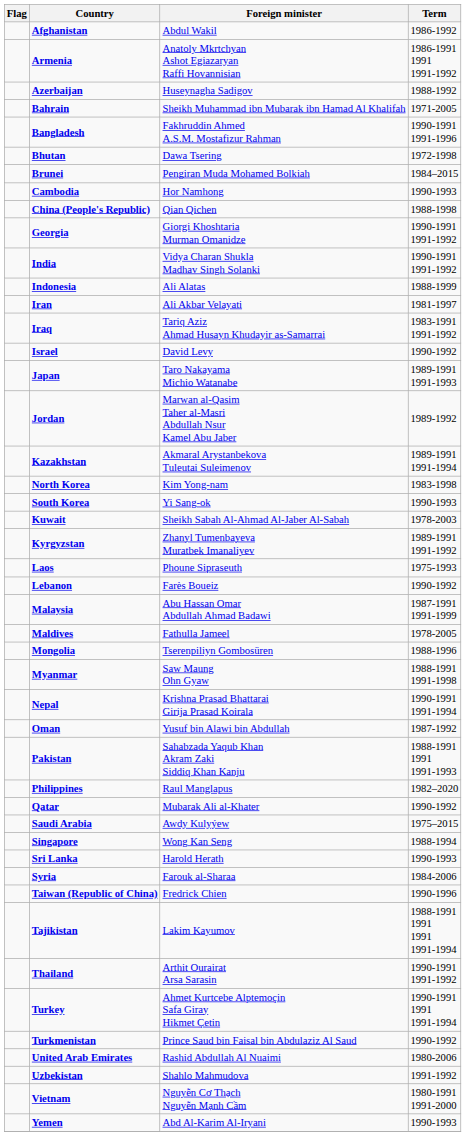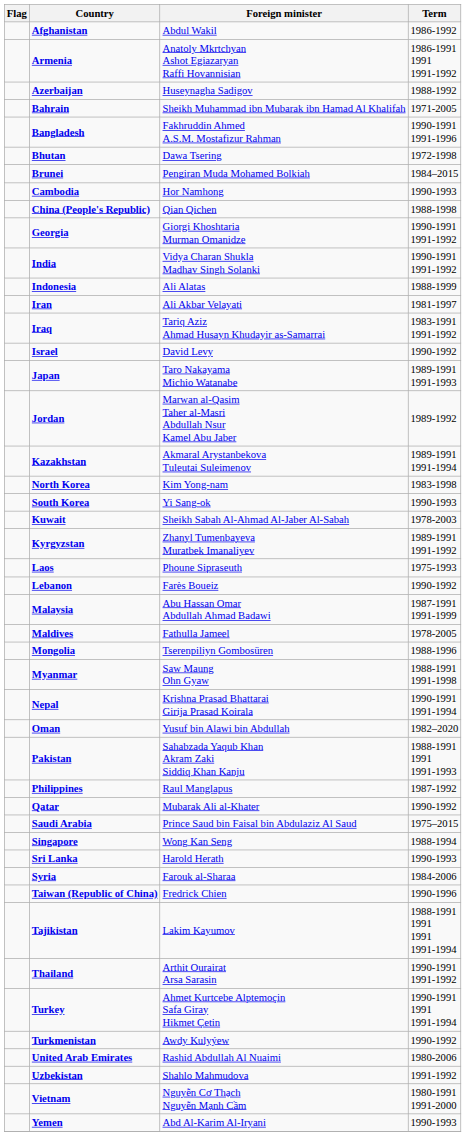(434, 728) 1987-1992 -> (434, 728) 1982–2020
(434, 789) 1982–2020 -> (434, 789) 1987-1992
(196, 824) Awdy Kulyýew -> (260, 824) Prince Saud bin Faisal bin Abdulaziz Al Saud
(260, 1040) Prince Saud bin Faisal bin Abdulaziz Al Saud -> (196, 1040) Awdy Kulyýew
